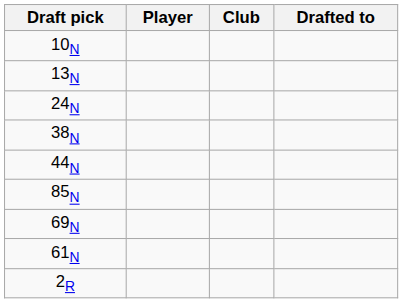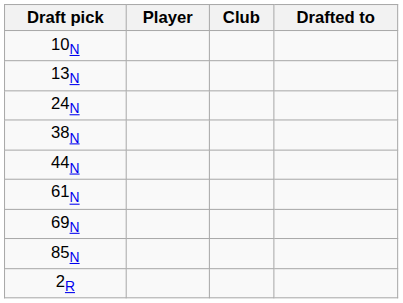rows swapped: (65, 254) <-> (65, 194)
